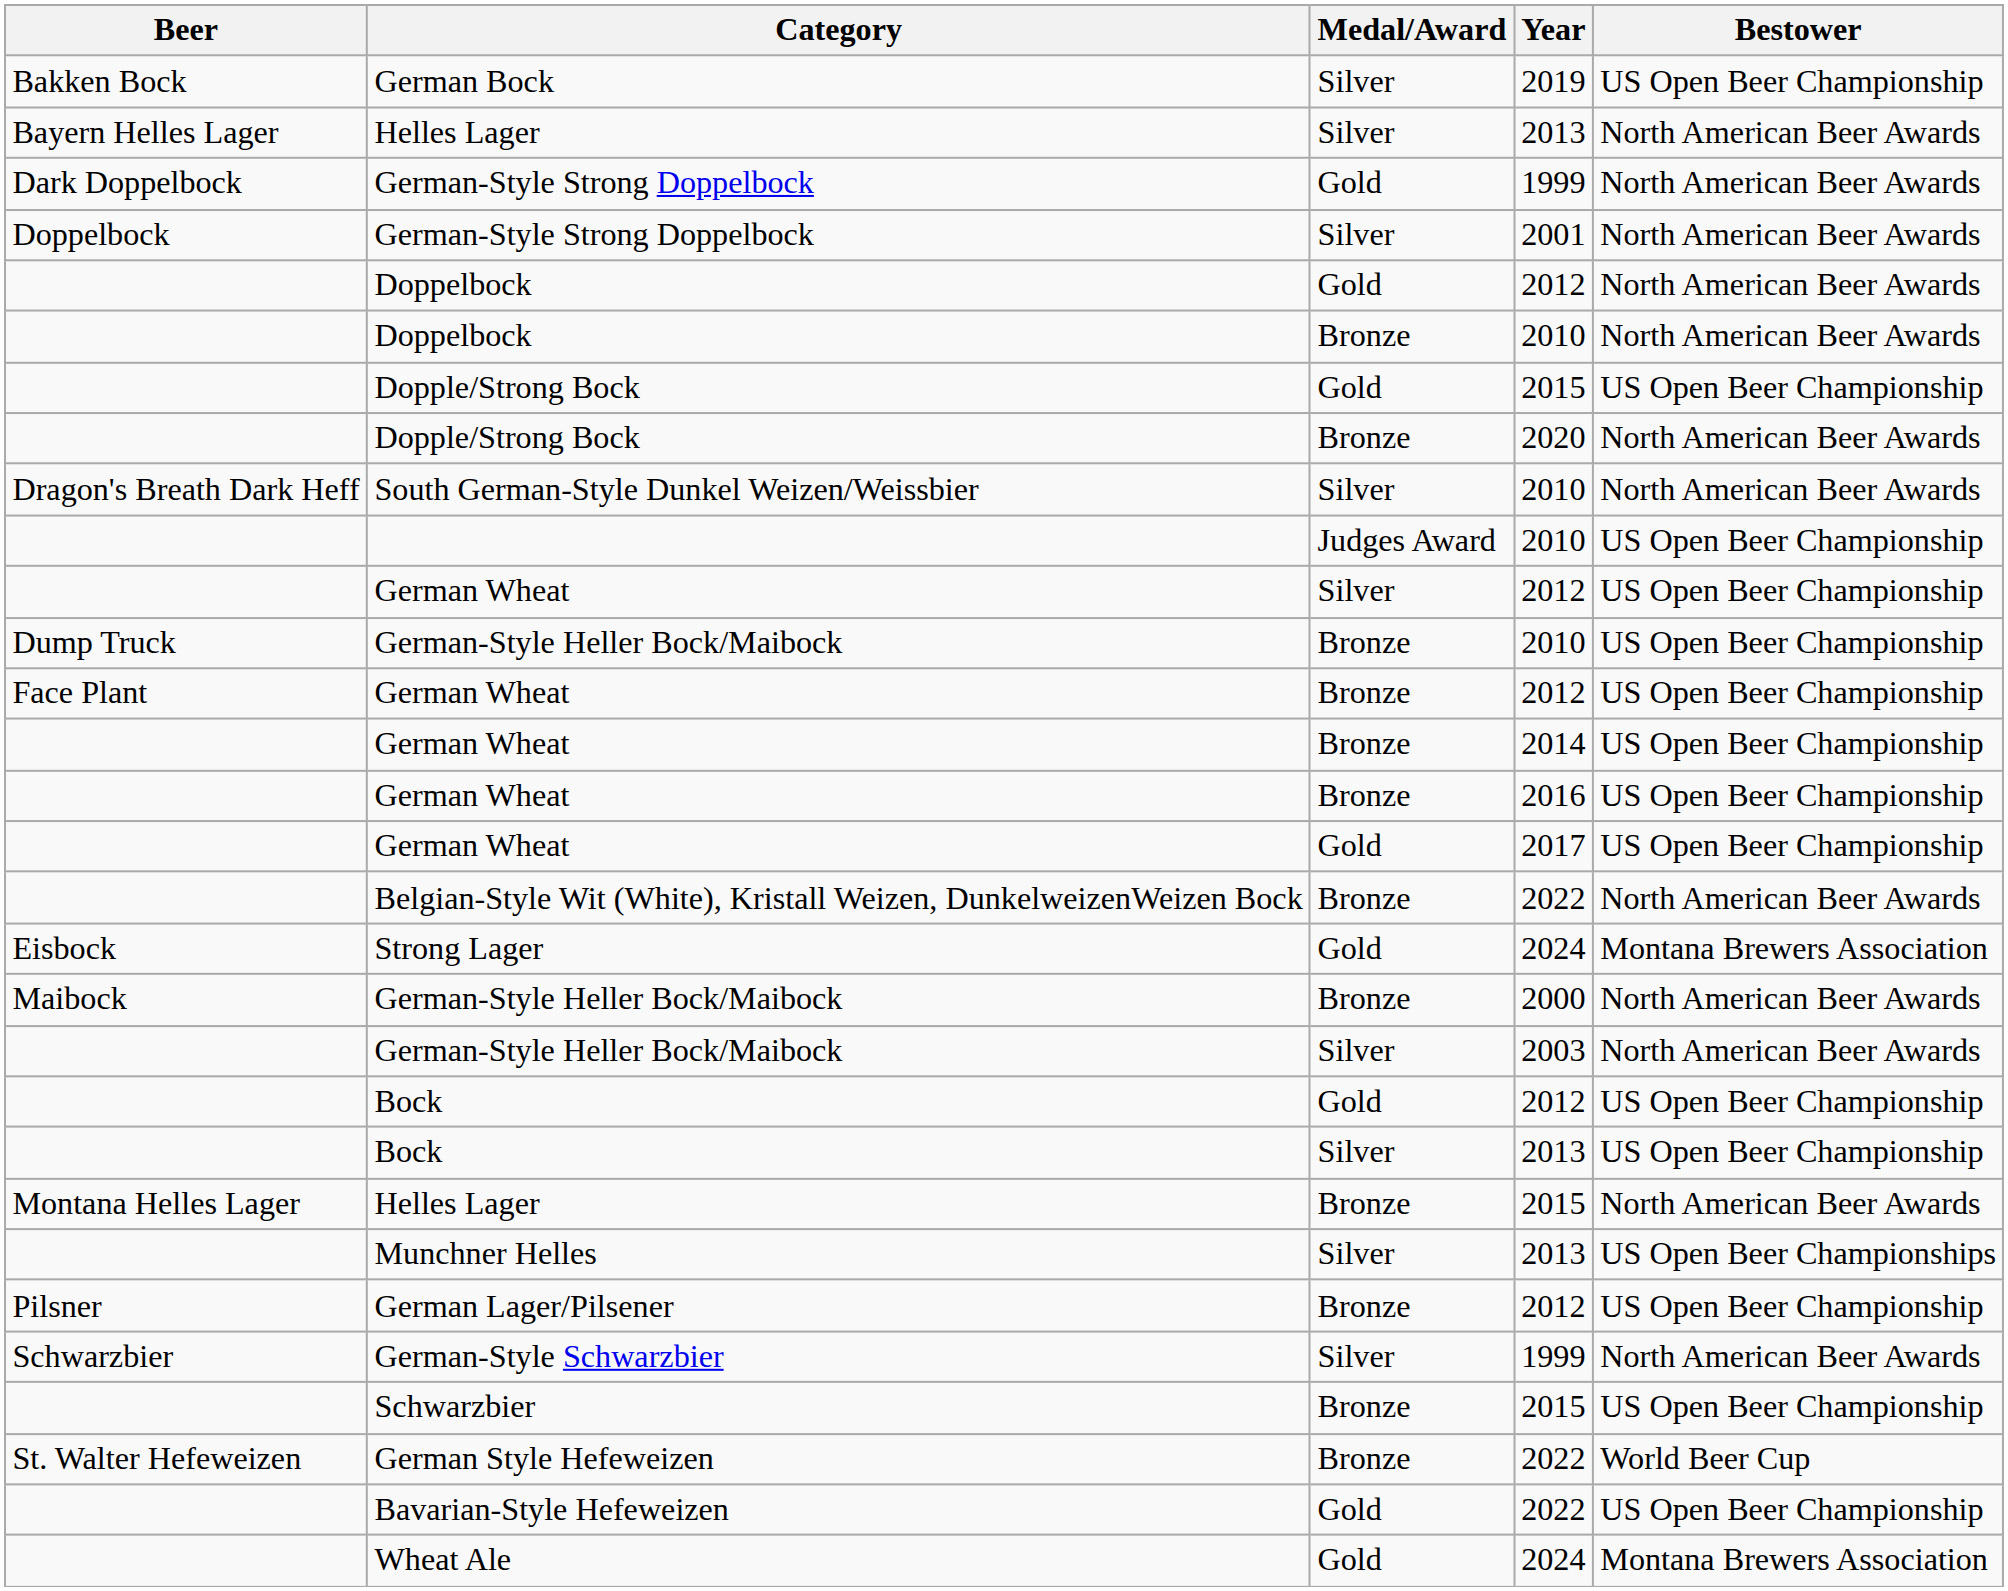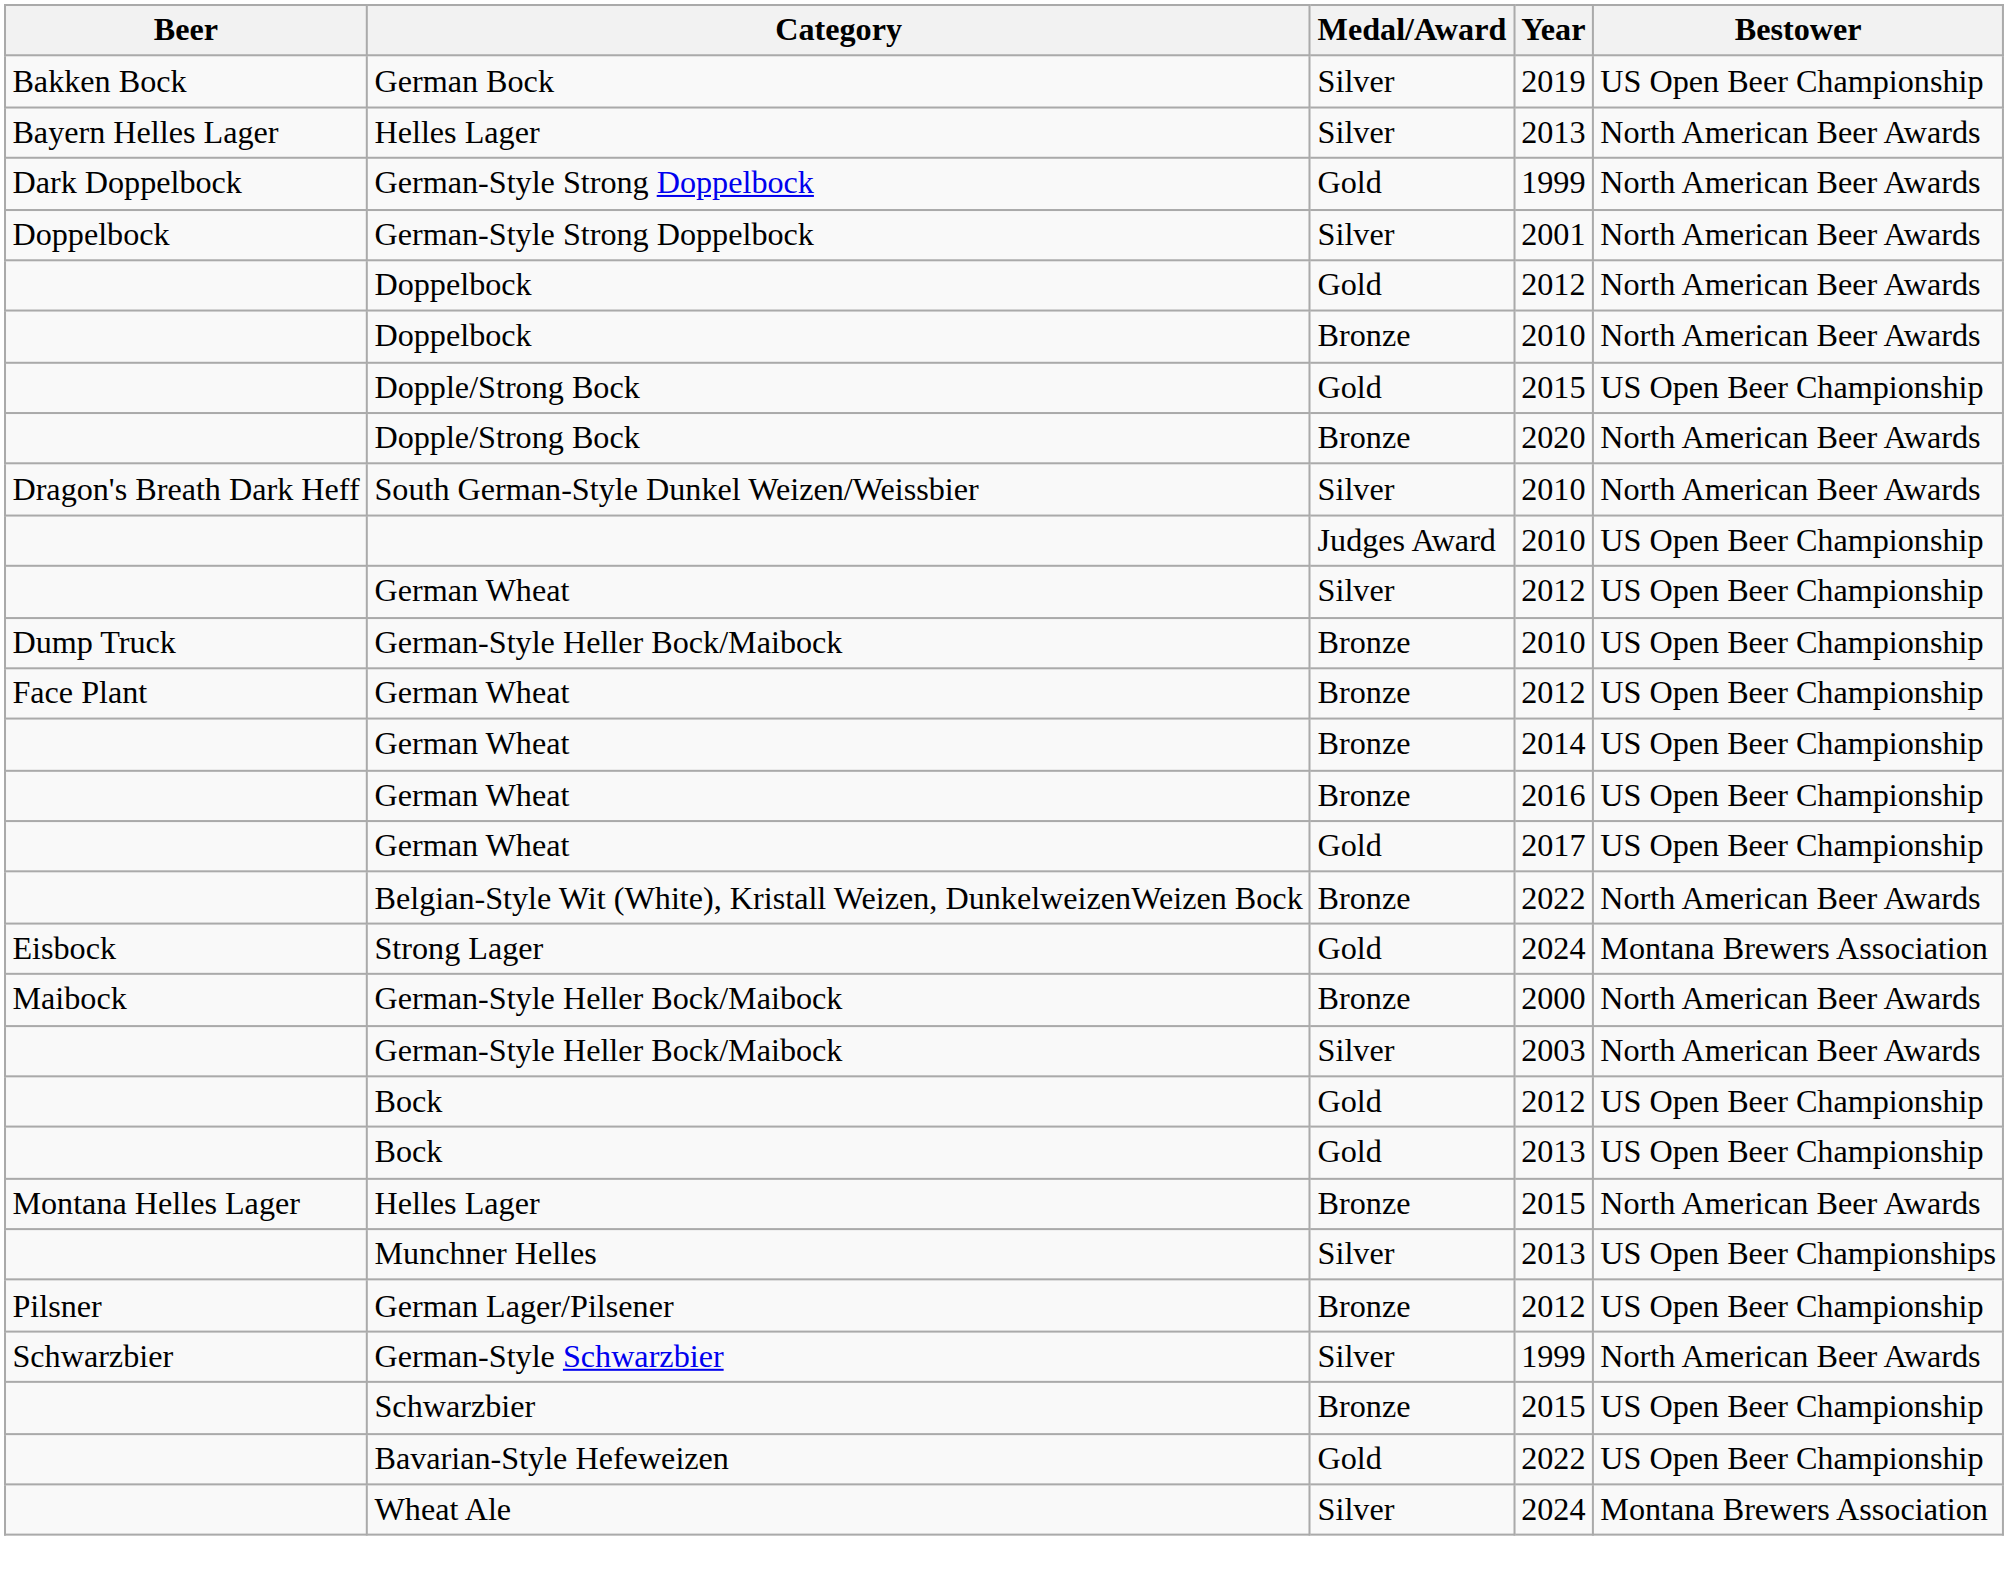(1356, 1152) Silver -> (1350, 1152) Gold
- row: (544, 1458)
(1350, 1560) Gold -> (1356, 1509) Silver
